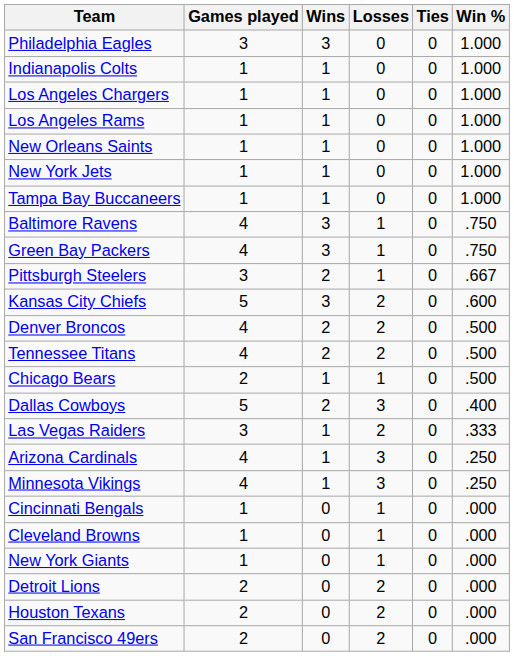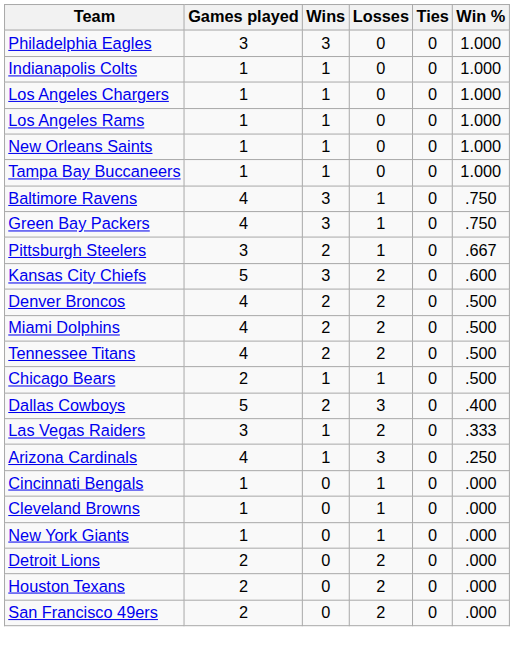- row: (60, 172)
+ row: (64, 328)
- row: (74, 483)
